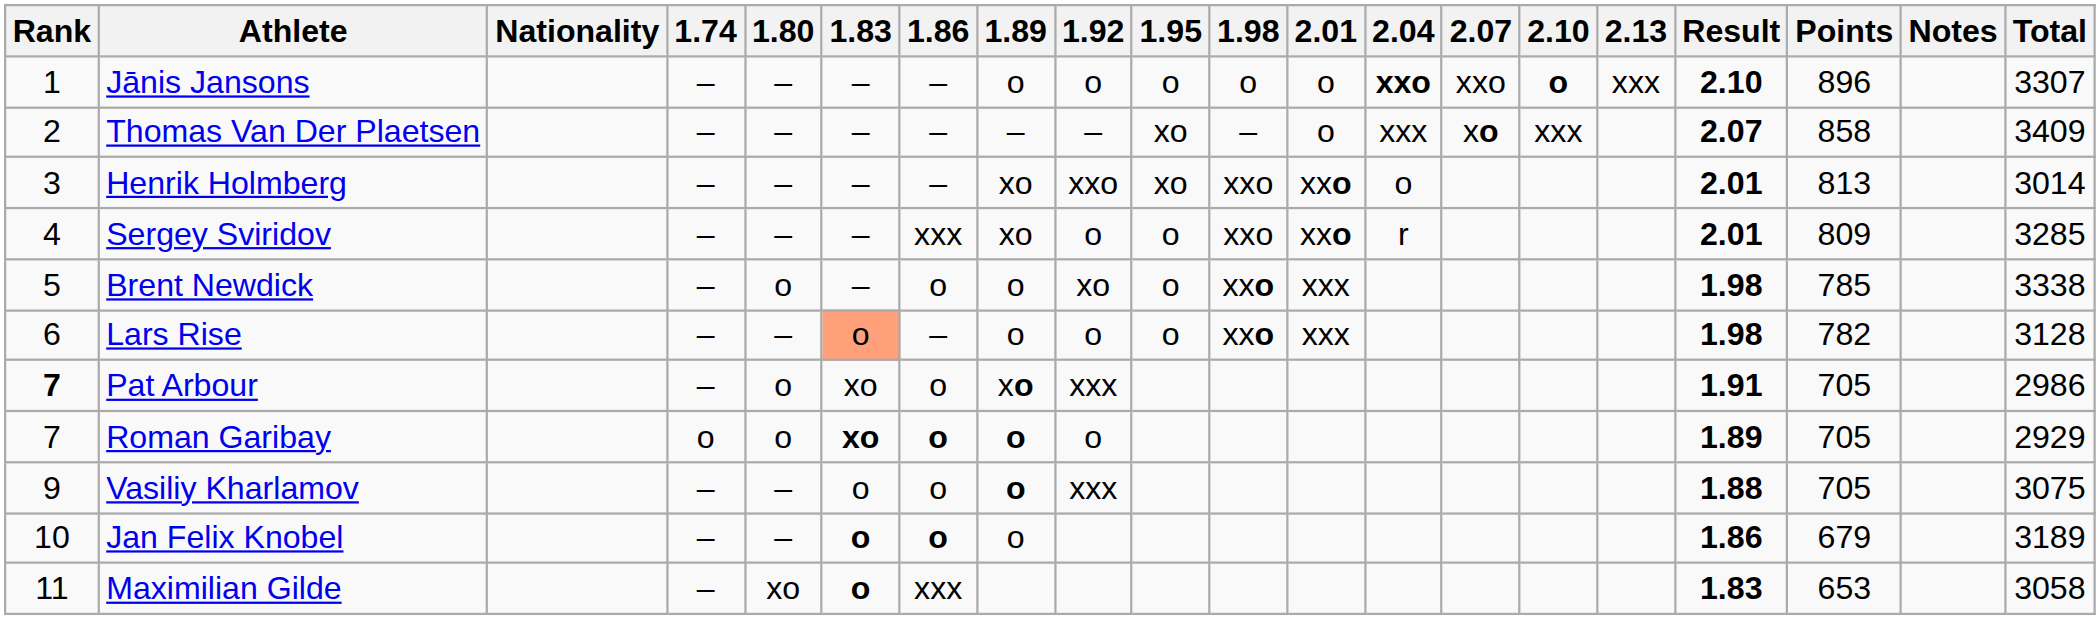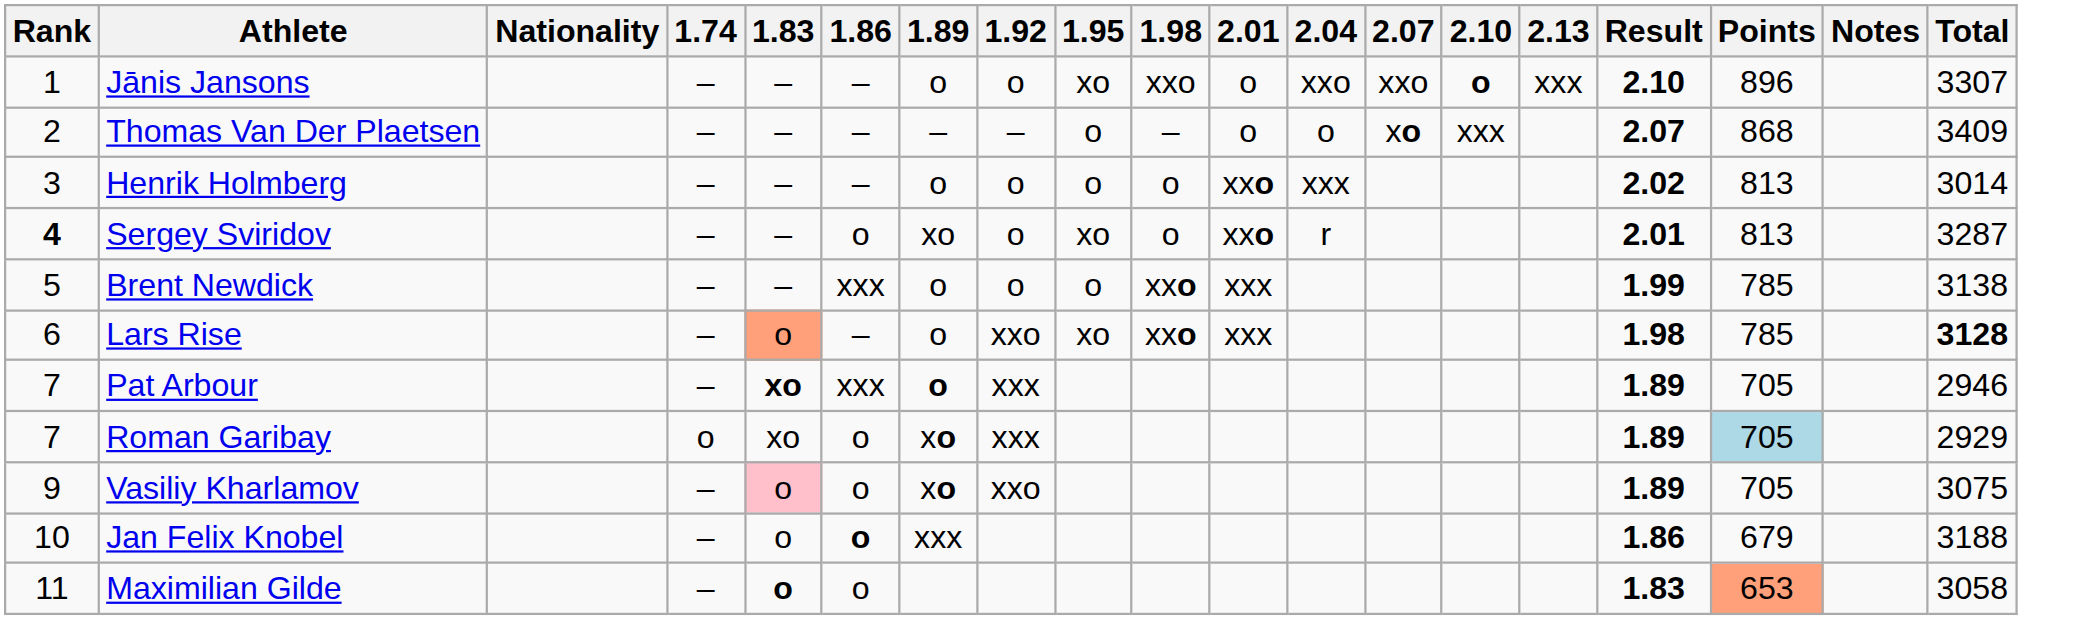- column: (783, 31)
(1171, 82) o -> (1093, 82) xo
(1248, 82) o -> (1171, 82) xxo
(1403, 82) bold -> (1326, 82) normal
(1171, 132) xo -> (1093, 132) o
(1403, 132) xxx -> (1326, 132) o
(1844, 132) 858 -> (1767, 132) 868
(1016, 183) xo -> (938, 183) o
(1093, 183) xxo -> (1016, 183) o
(1171, 183) xo -> (1093, 183) o
(1248, 183) xxo -> (1171, 183) o
(1403, 183) o -> (1326, 183) xxx
(1731, 183) 2.01 -> (1654, 183) 2.02
(52, 234) normal -> (52, 234) bold
(938, 234) xxx -> (861, 234) o
(1171, 234) o -> (1093, 234) xo
(1248, 234) xxo -> (1171, 234) o
(1844, 234) 809 -> (1767, 234) 813
(2050, 234) 3285 -> (1972, 234) 3287
(938, 285) o -> (861, 285) xxx
(1093, 285) xo -> (1016, 285) o
(1731, 285) 1.98 -> (1654, 285) 1.99
(2050, 285) 3338 -> (1972, 285) 3138
(1093, 335) o -> (1016, 335) xxo
(1171, 335) o -> (1093, 335) xo
(1844, 335) 782 -> (1767, 335) 785
(2050, 335) normal -> (1972, 335) bold
(52, 386) bold -> (52, 386) normal
(861, 386) normal -> (783, 386) bold
(938, 386) o -> (861, 386) xxx
(1016, 386) xo -> (938, 386) o
(1731, 386) 1.91 -> (1654, 386) 1.89
(2050, 386) 2986 -> (1972, 386) 2946
(861, 437) bold -> (783, 437) normal
(938, 437) bold -> (861, 437) normal
(1016, 437) o -> (938, 437) xo
(1093, 437) o -> (1016, 437) xxx
(1844, 437) no background -> (1767, 437) lightblue background
(861, 487) no background -> (783, 487) pink background
(1016, 487) o -> (938, 487) xo
(1093, 487) xxx -> (1016, 487) xxo
(1731, 487) 1.88 -> (1654, 487) 1.89
(861, 538) bold -> (783, 538) normal
(1016, 538) o -> (938, 538) xxx
(2050, 538) 3189 -> (1972, 538) 3188
(938, 589) xxx -> (861, 589) o
(1844, 589) no background -> (1767, 589) lightsalmon background
